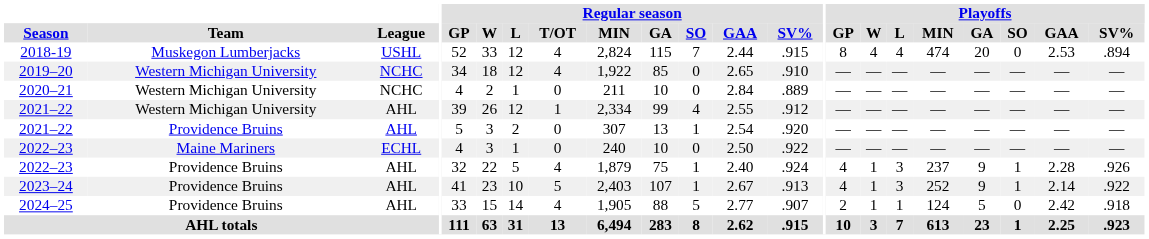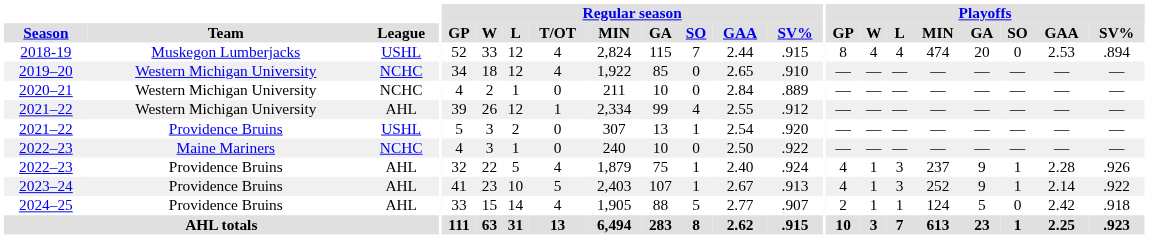(401, 128) AHL -> (401, 128) USHL
(401, 148) ECHL -> (401, 148) NCHC
